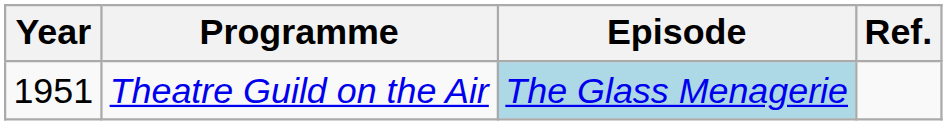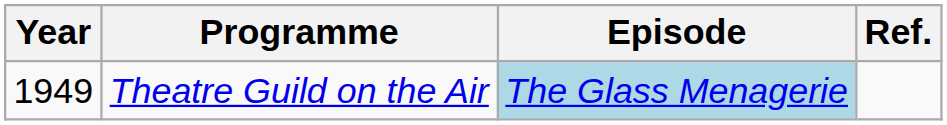(53, 89) 1951 -> (53, 89) 1949
